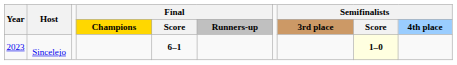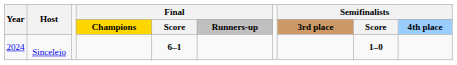(16, 47) 2023 -> (16, 47) 2024
(376, 47) lightyellow background -> (376, 47) no background
